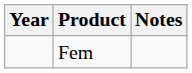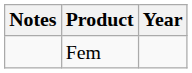columns swapped: (29, 20) <-> (159, 20)
